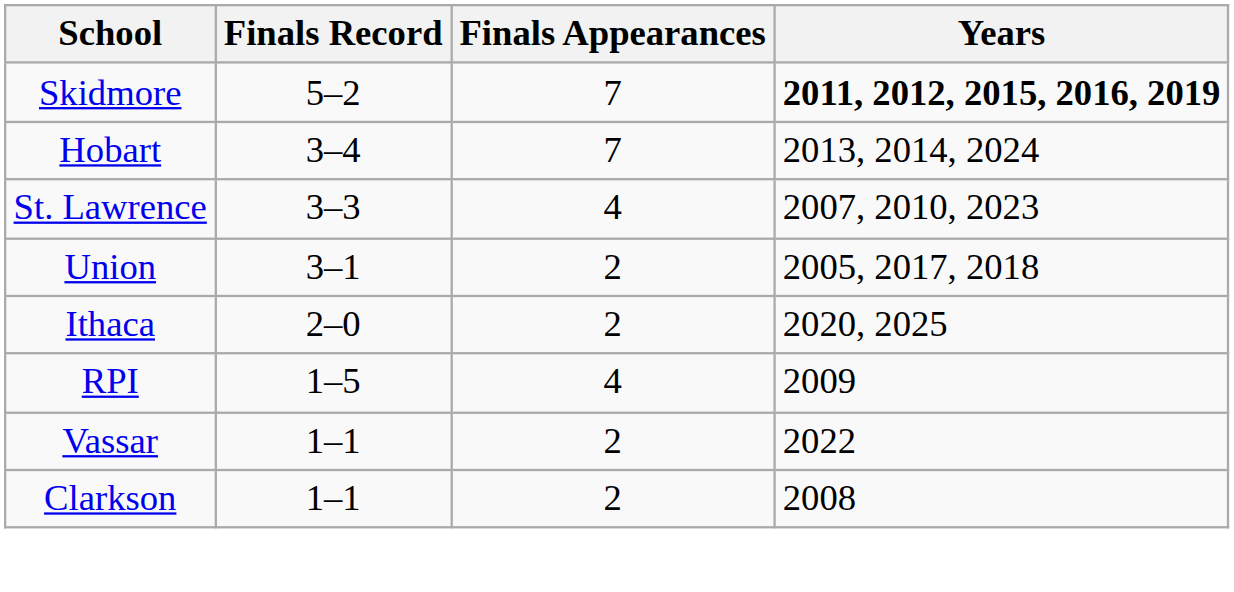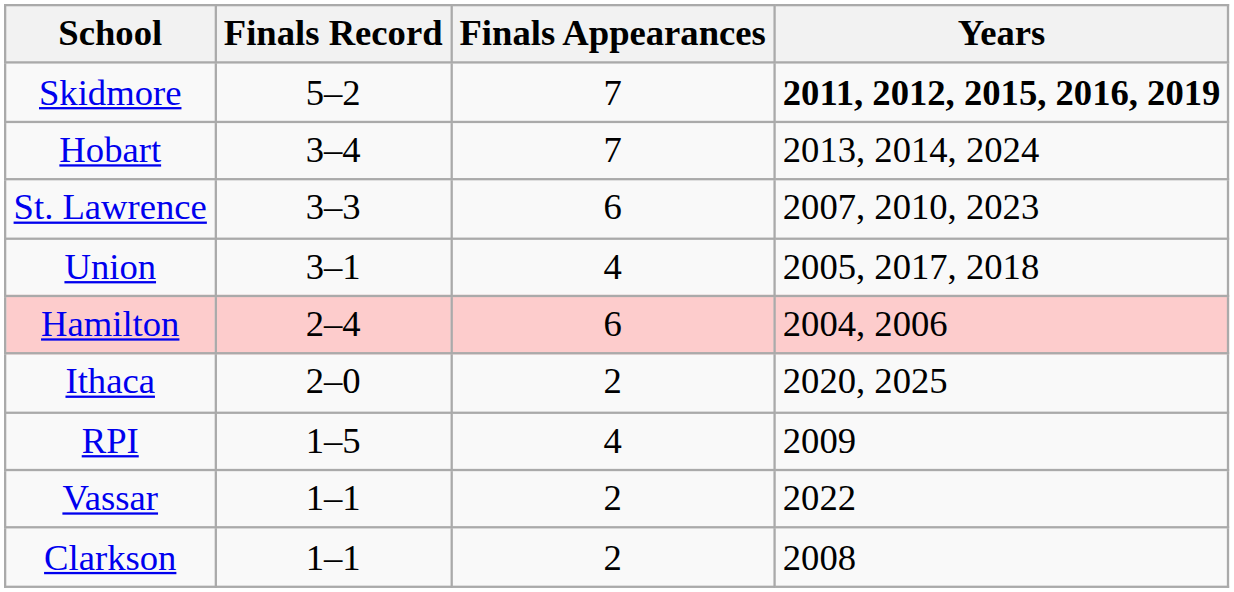(613, 207) 4 -> (613, 207) 6
(613, 265) 2 -> (613, 265) 4
+ row: (110, 324)
